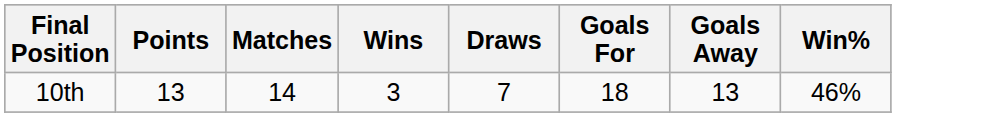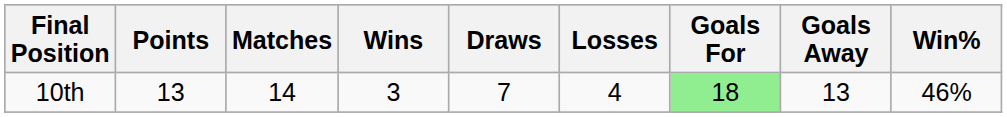+ column: (615, 39)
(615, 93) no background -> (725, 93) lightgreen background
